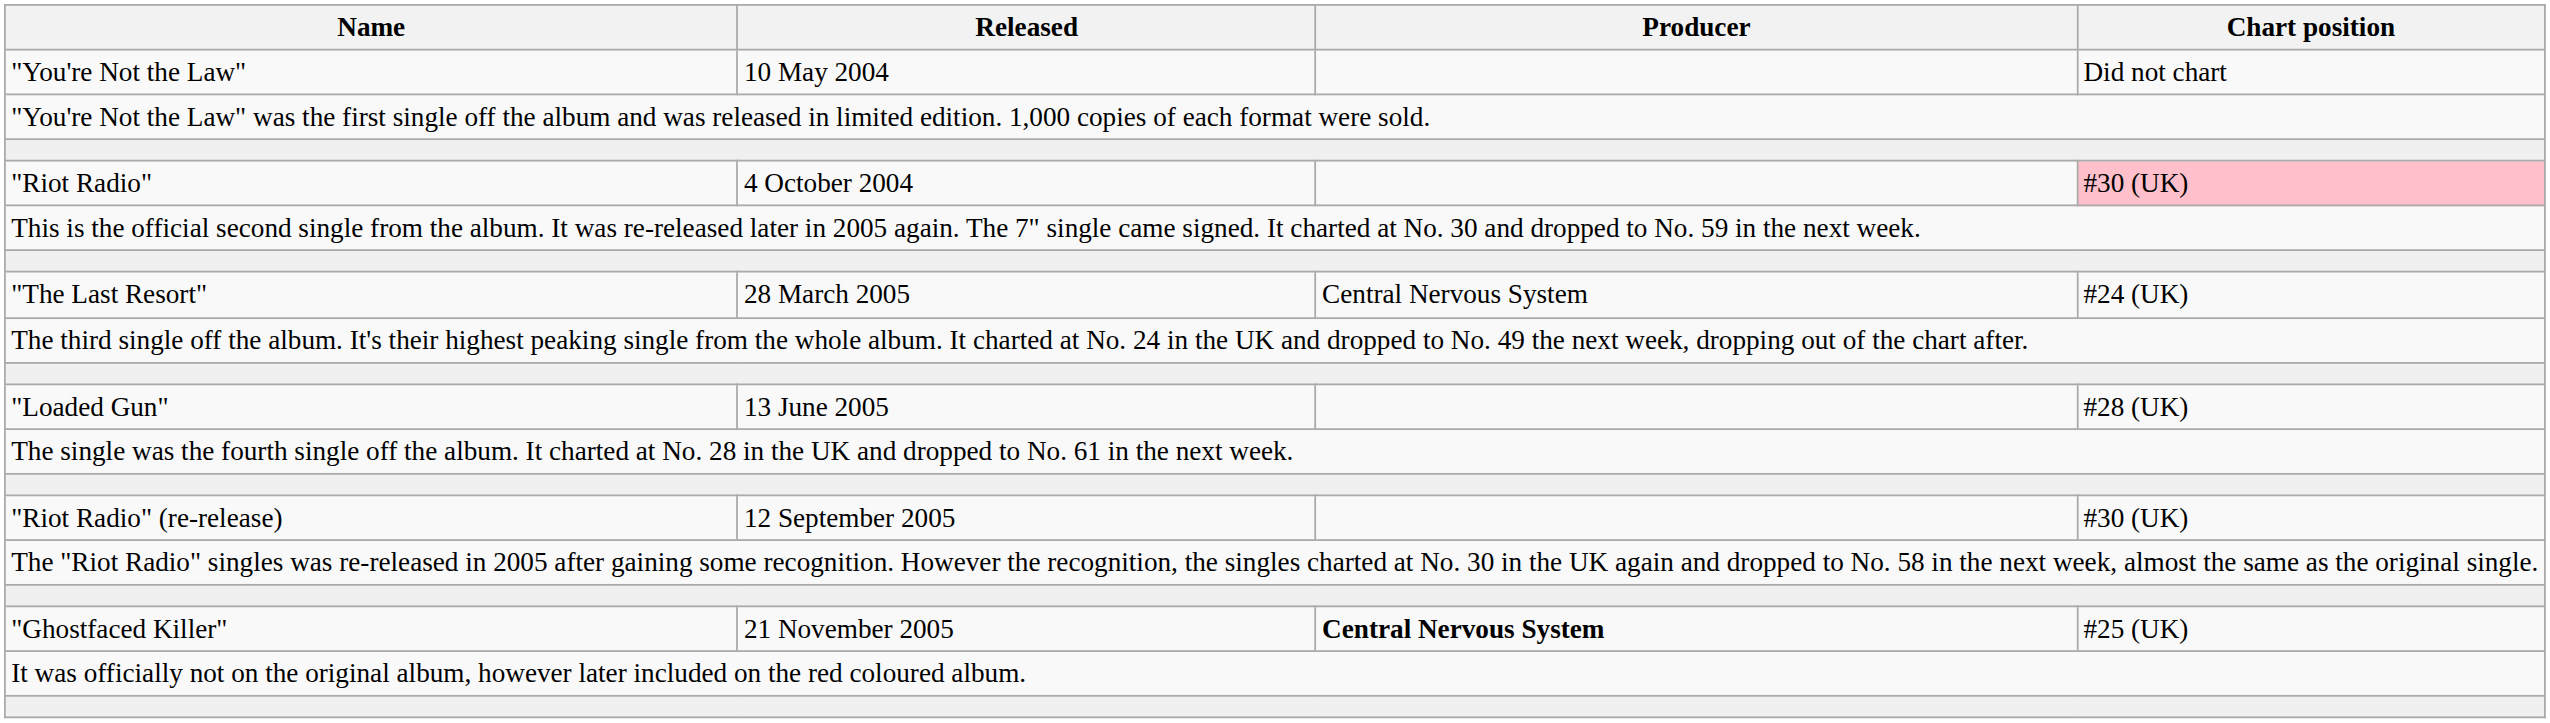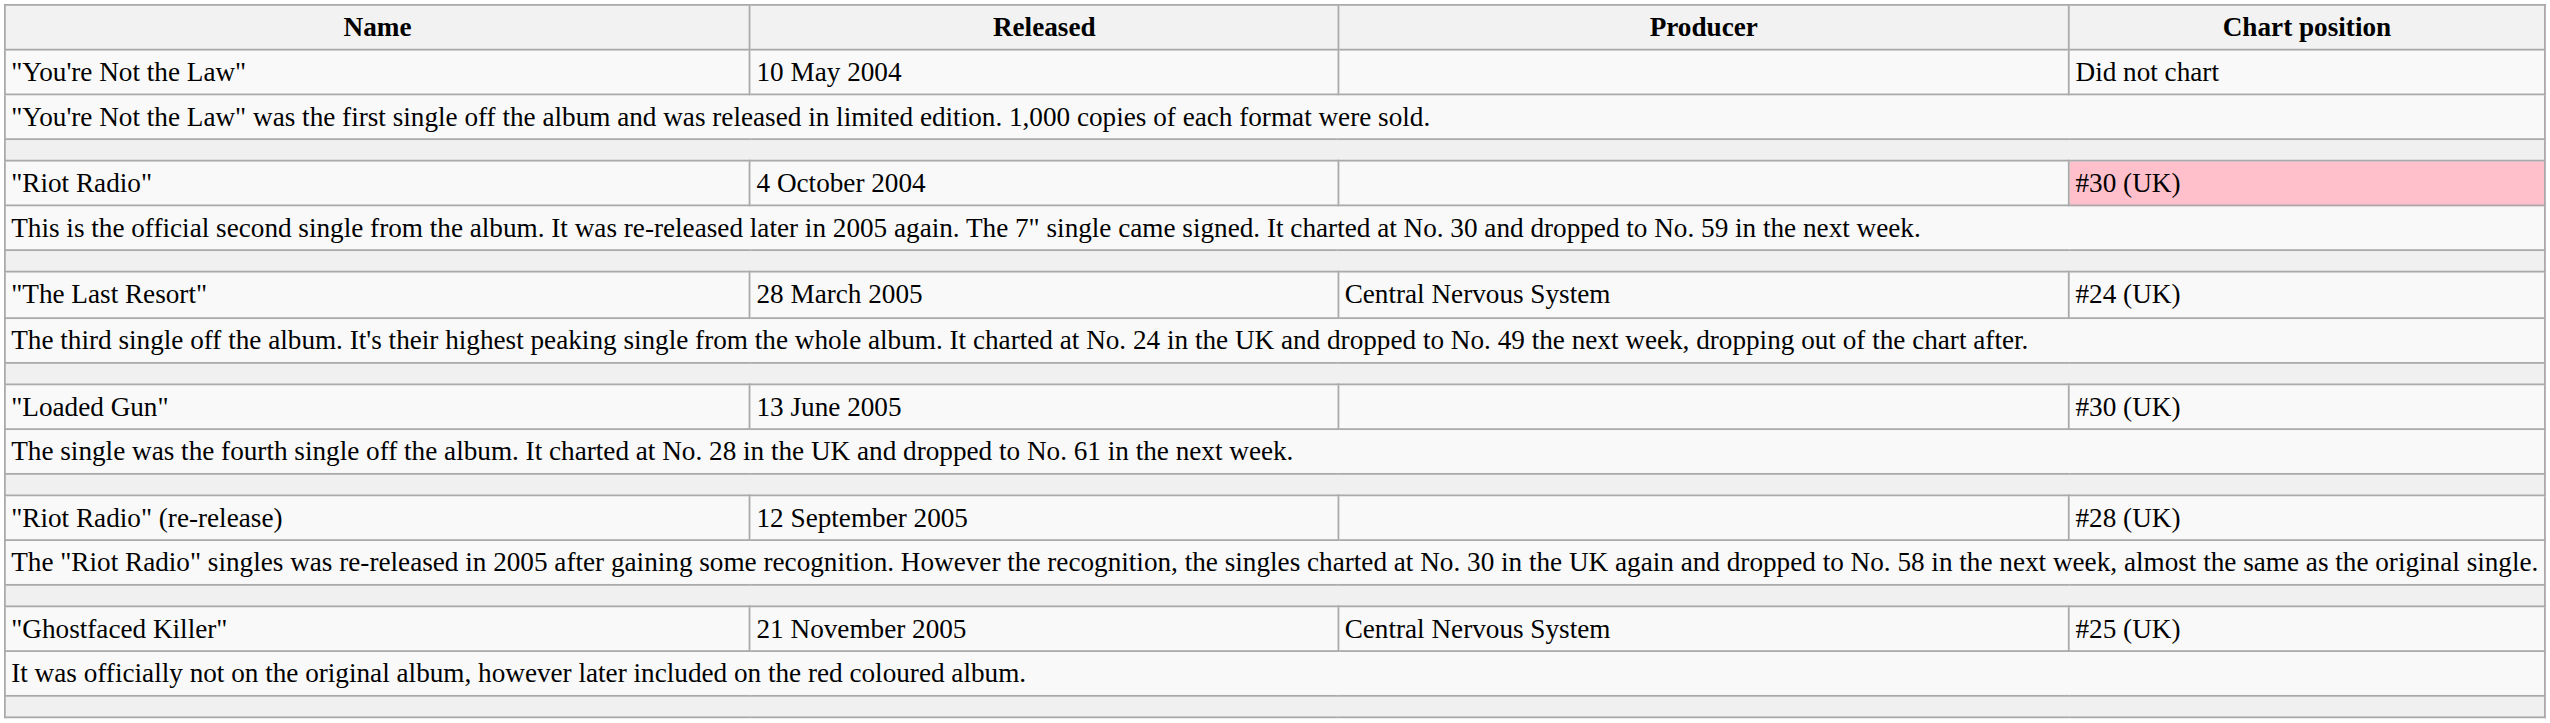(2136, 405) #28 (UK) -> (2128, 405) #30 (UK)
(2136, 517) #30 (UK) -> (2128, 517) #28 (UK)
(1463, 628) bold -> (1478, 628) normal
